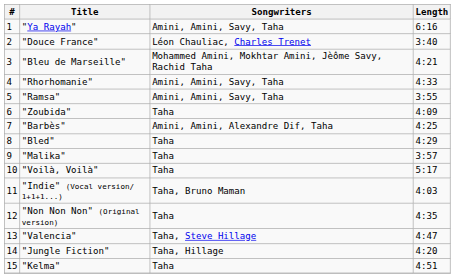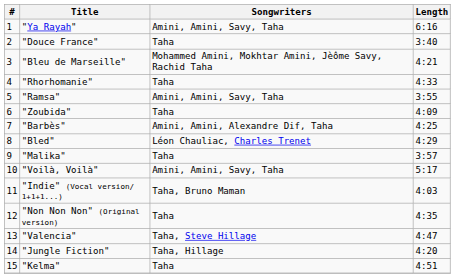(232, 41) Léon Chauliac, Charles Trenet -> (163, 41) Taha
(218, 82) Amini, Amini, Savy, Taha -> (163, 82) Taha
(163, 141) Taha -> (232, 141) Léon Chauliac, Charles Trenet
(163, 171) Taha -> (218, 171) Amini, Amini, Savy, Taha
